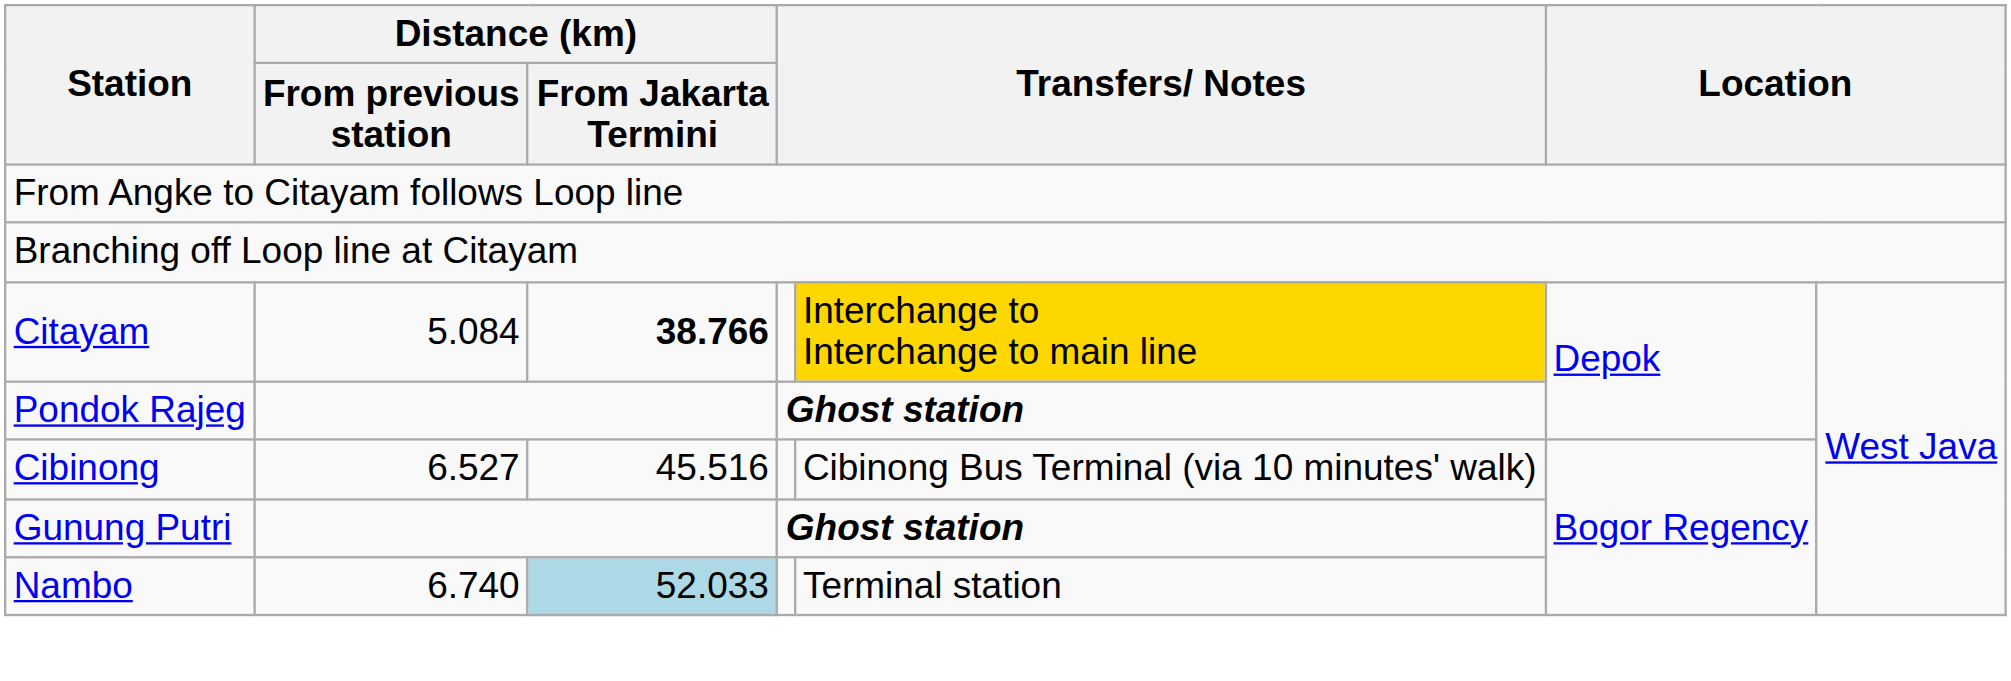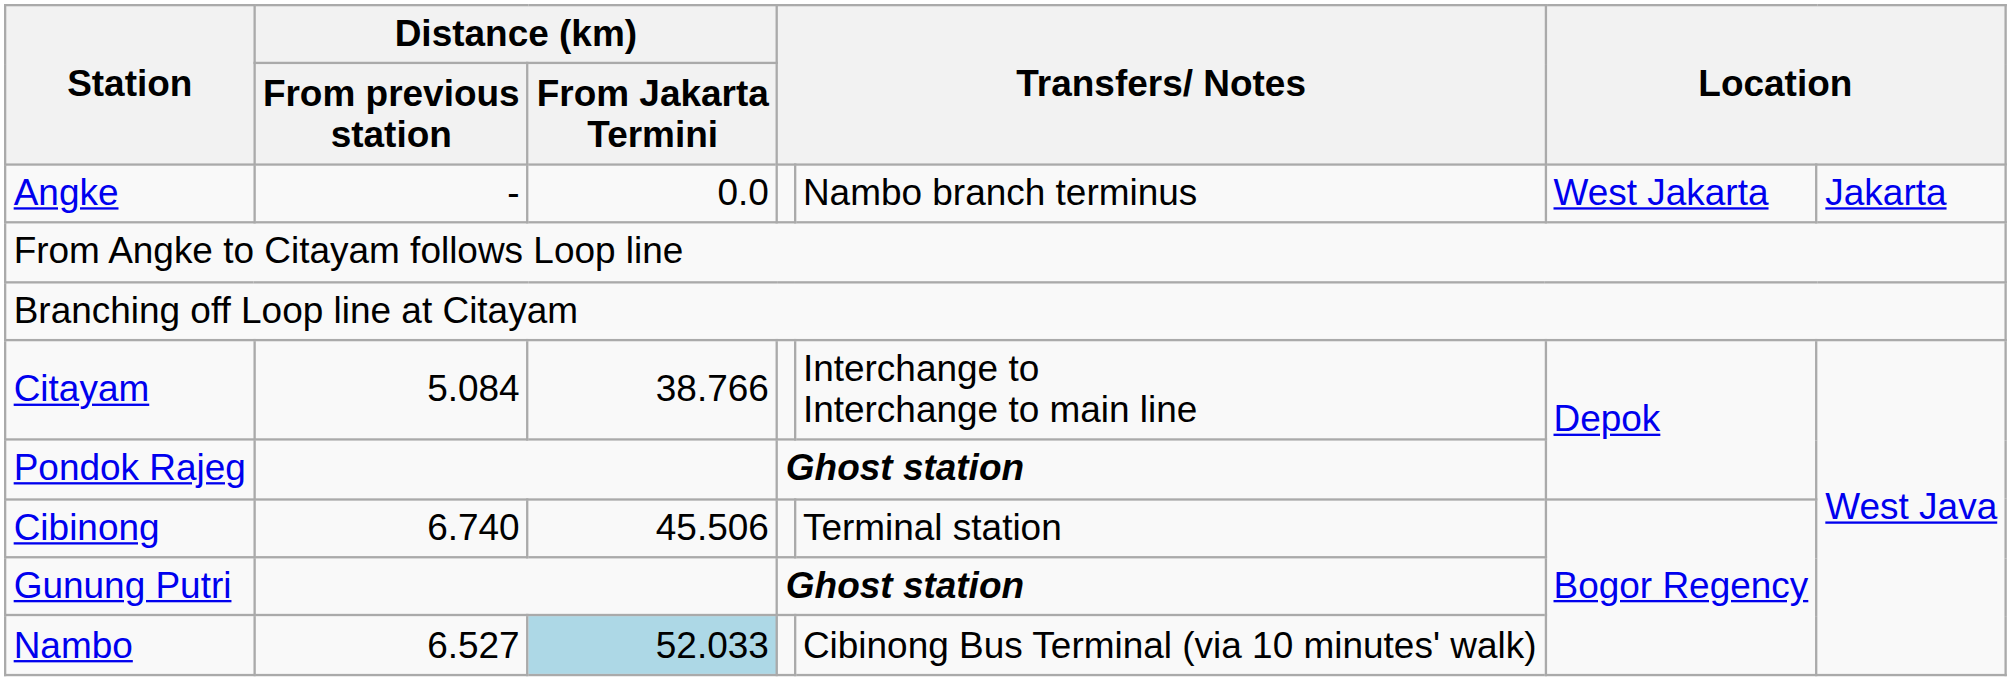+ row: (66, 192)
(712, 330) bold -> (712, 389) normal
(1000, 330) gold background -> (1000, 389) no background
(473, 468) 6.527 -> (473, 527) 6.740
(712, 468) 45.516 -> (712, 527) 45.506
(1170, 468) Cibinong Bus Terminal (via 10 minutes' walk) -> (932, 527) Terminal station
(473, 585) 6.740 -> (473, 644) 6.527
(932, 585) Terminal station -> (1170, 644) Cibinong Bus Terminal (via 10 minutes' walk)
